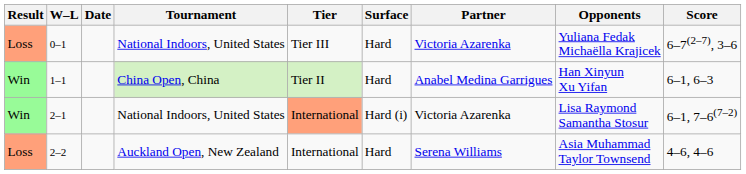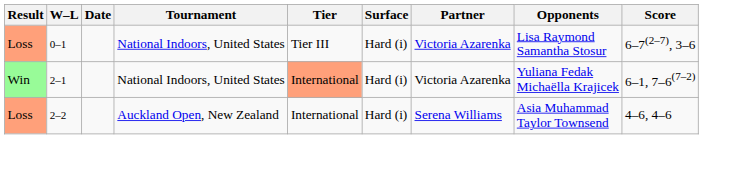(378, 43) Hard -> (386, 43) Hard (i)
(610, 43) Yuliana Fedak Michaëlla Krajicek -> (562, 43) Lisa Raymond Samantha Stosur
- row: (58, 80)
(603, 115) Lisa Raymond Samantha Stosur -> (568, 79) Yuliana Fedak Michaëlla Krajicek
(378, 151) Hard -> (386, 115) Hard (i)
